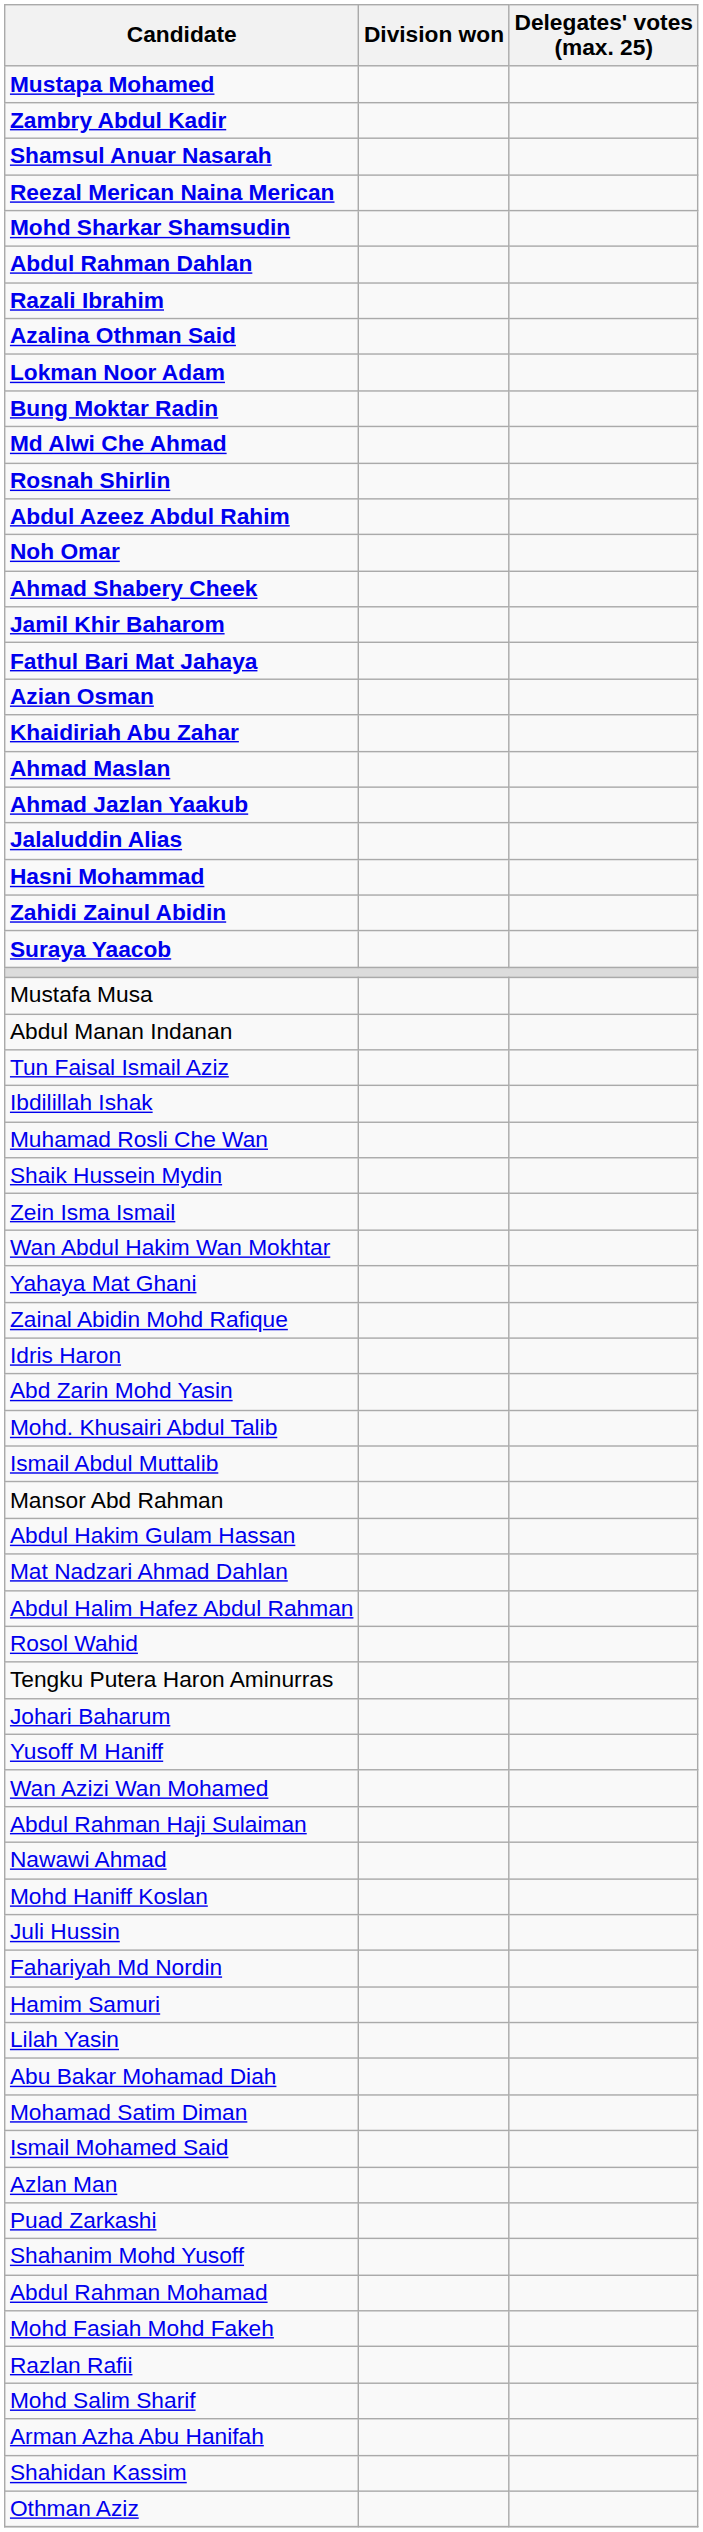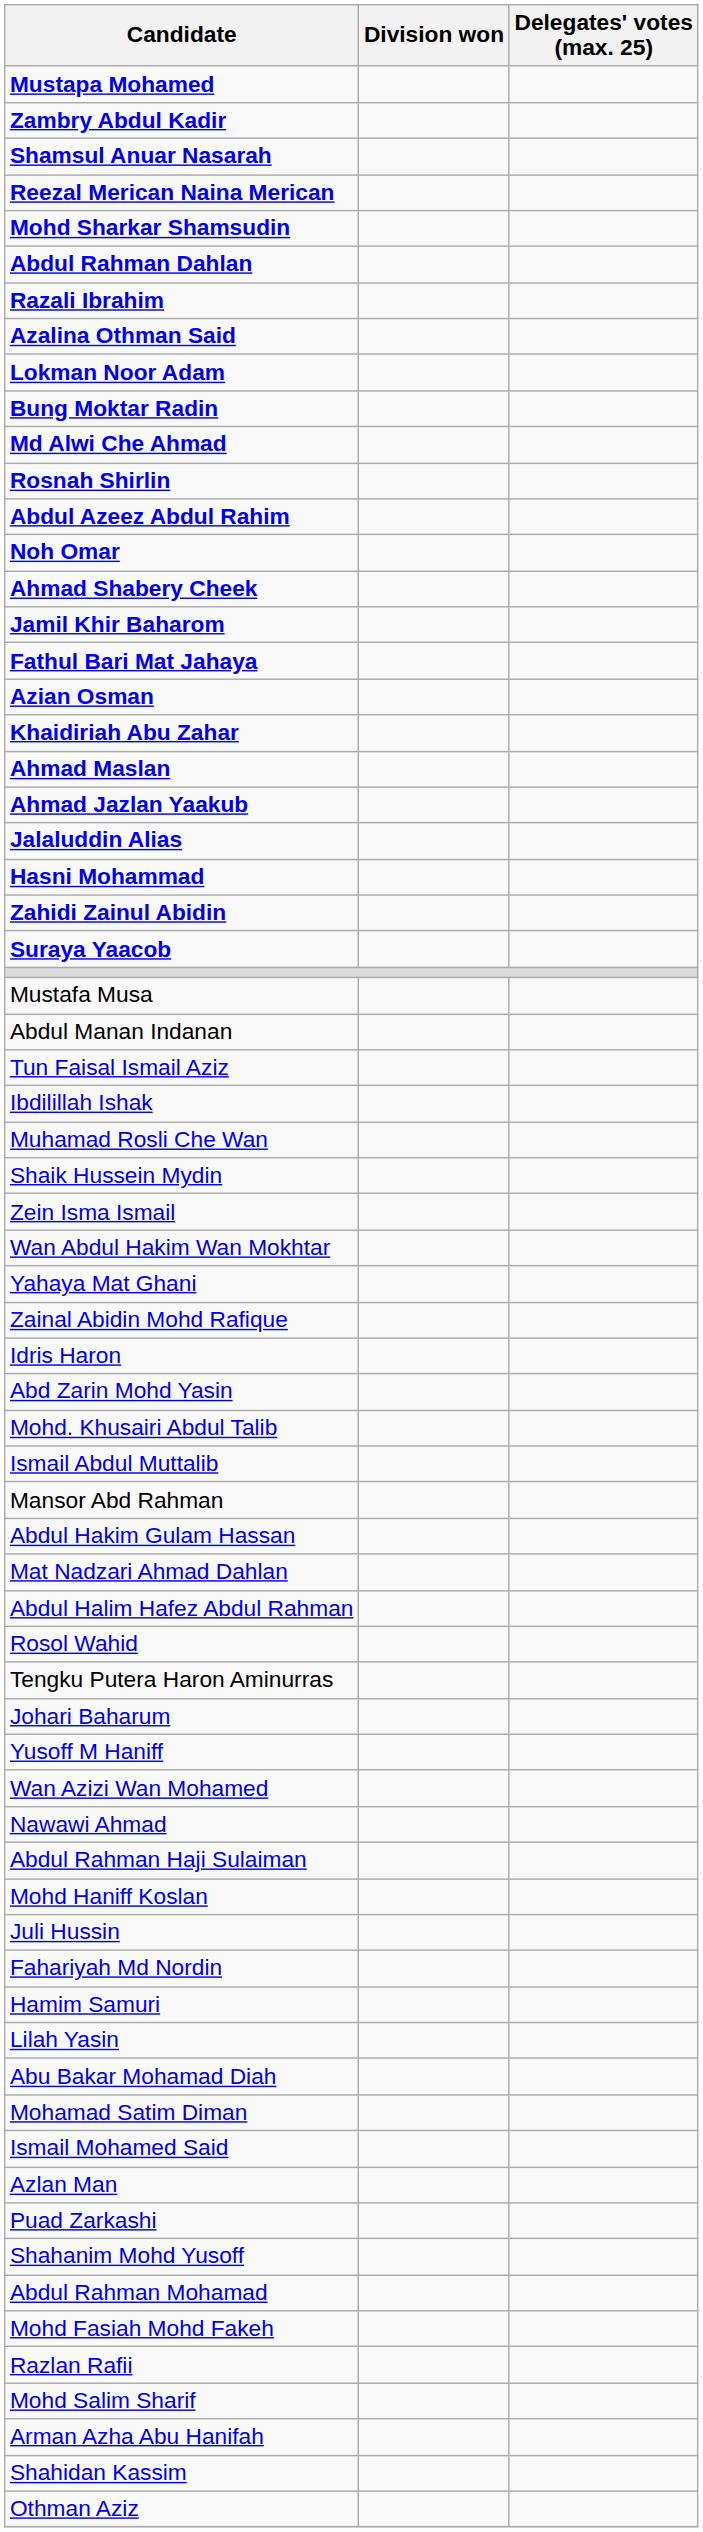rows swapped: (158, 1824) <-> (88, 1860)
